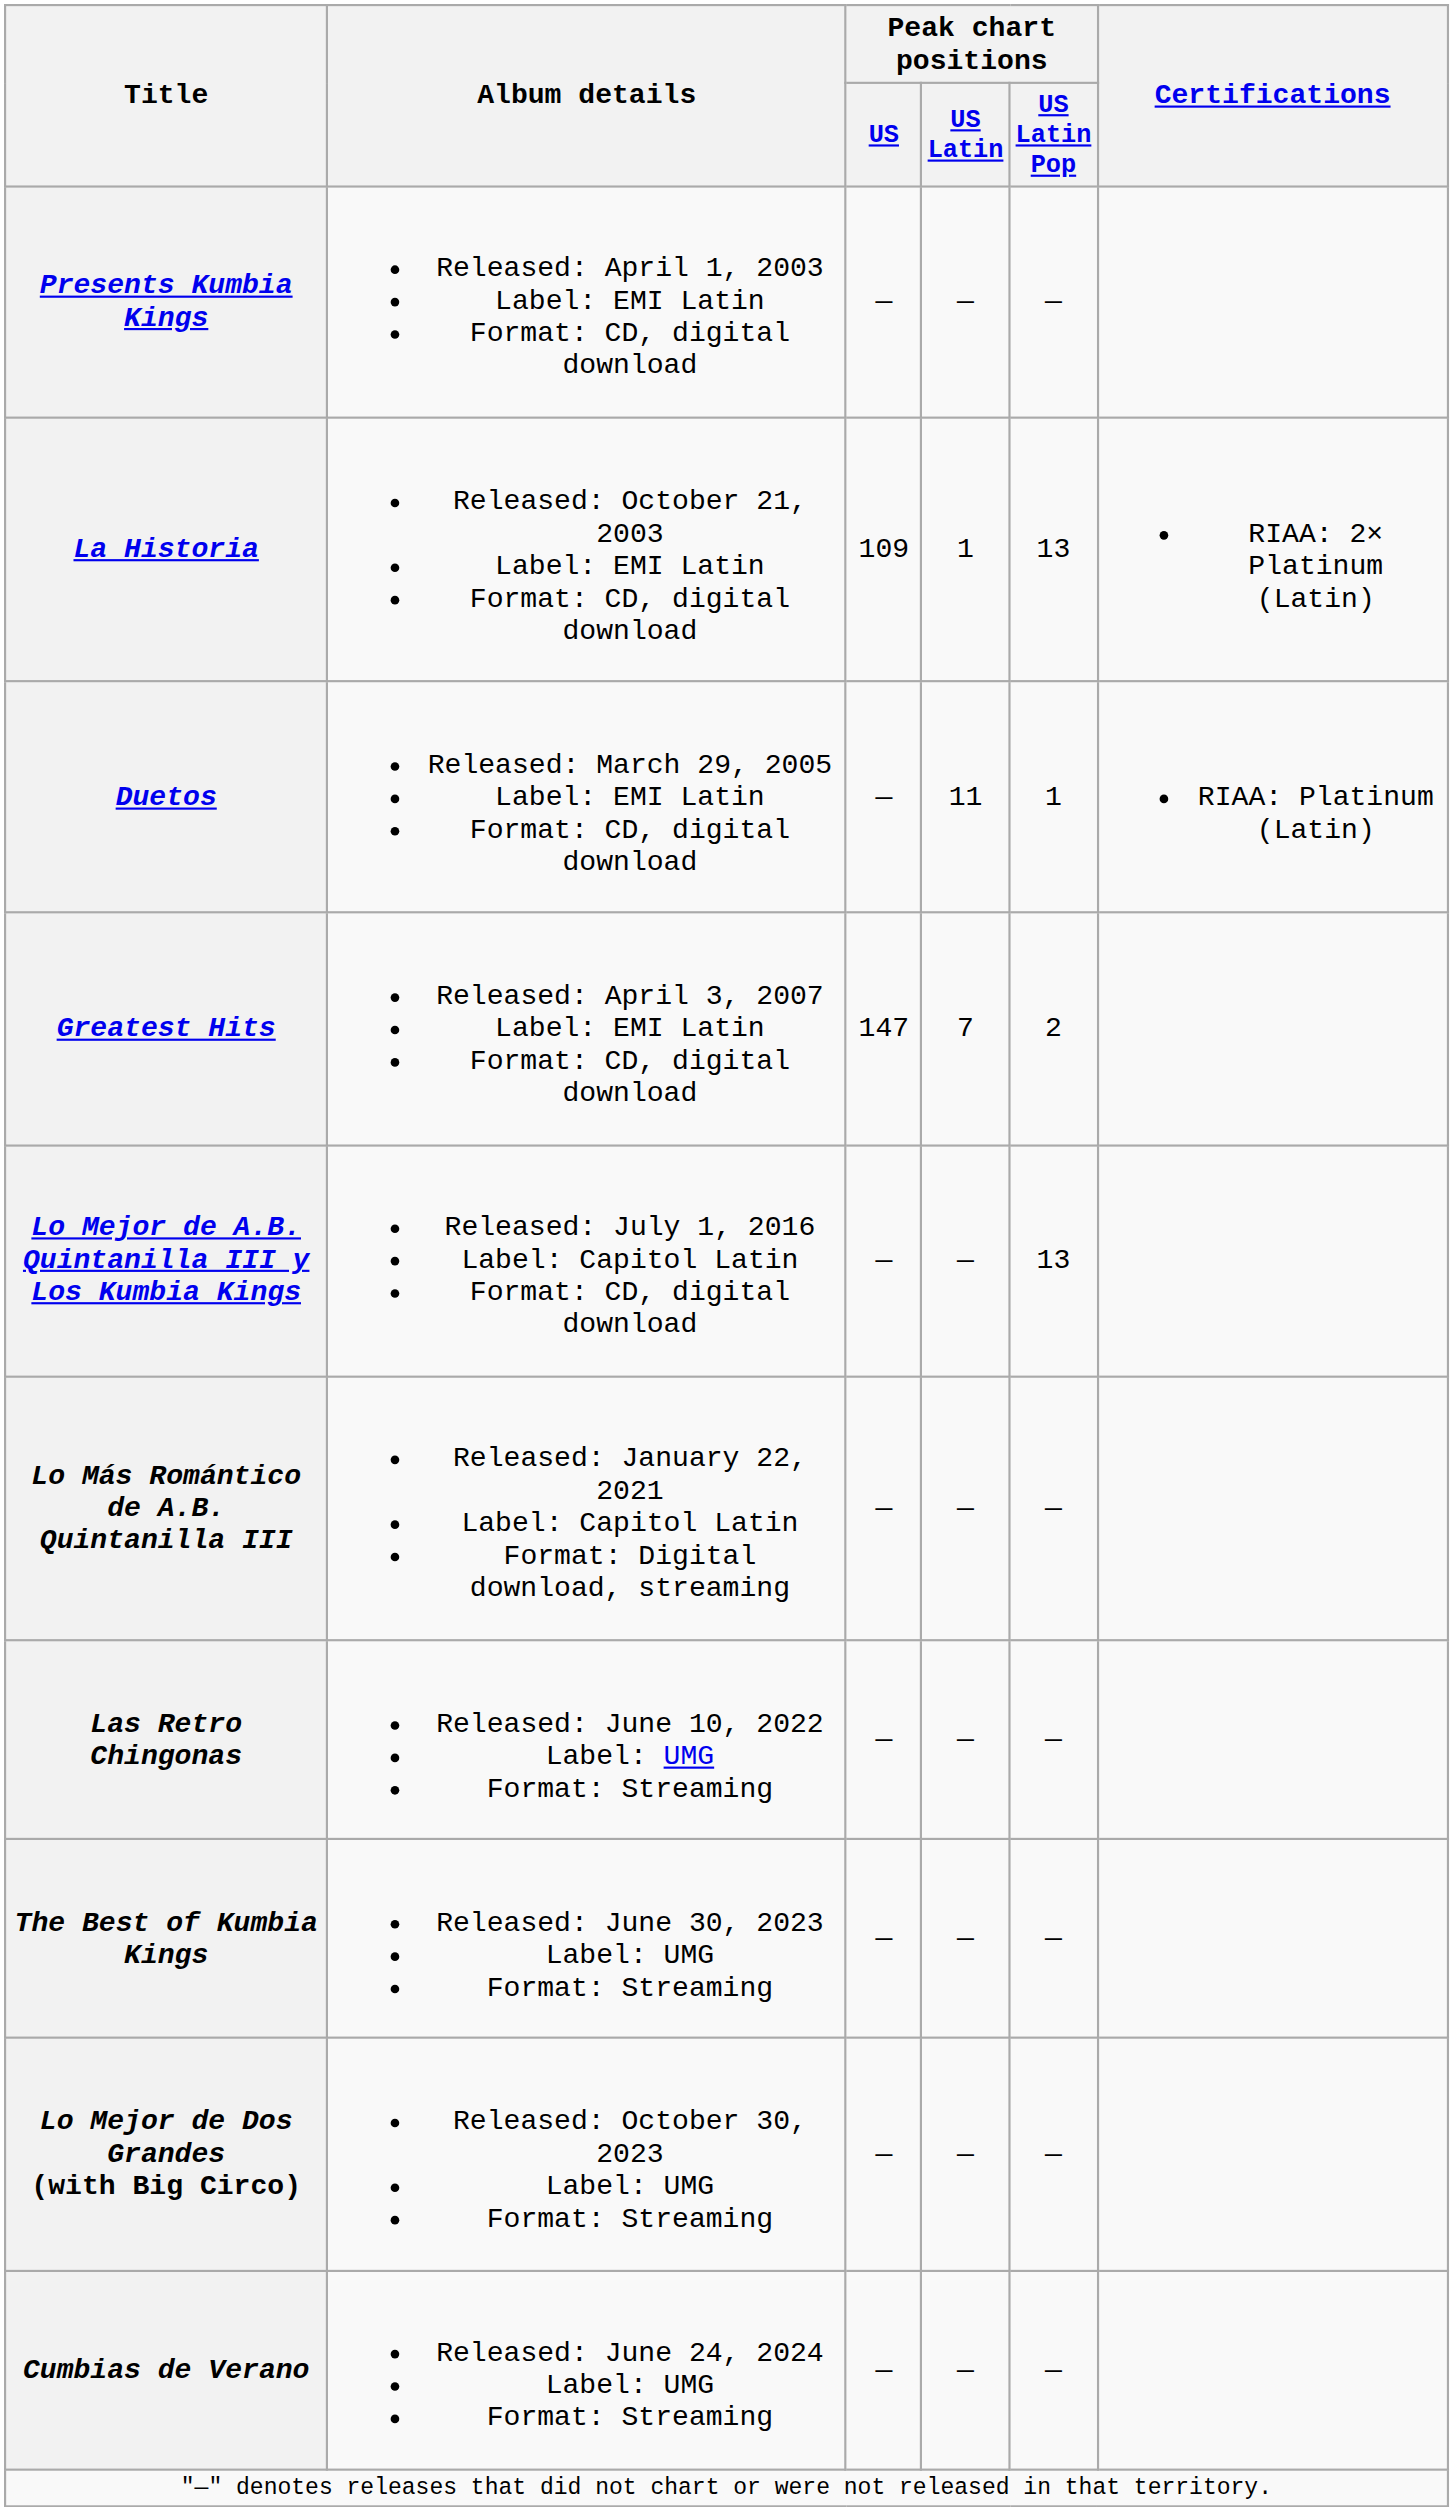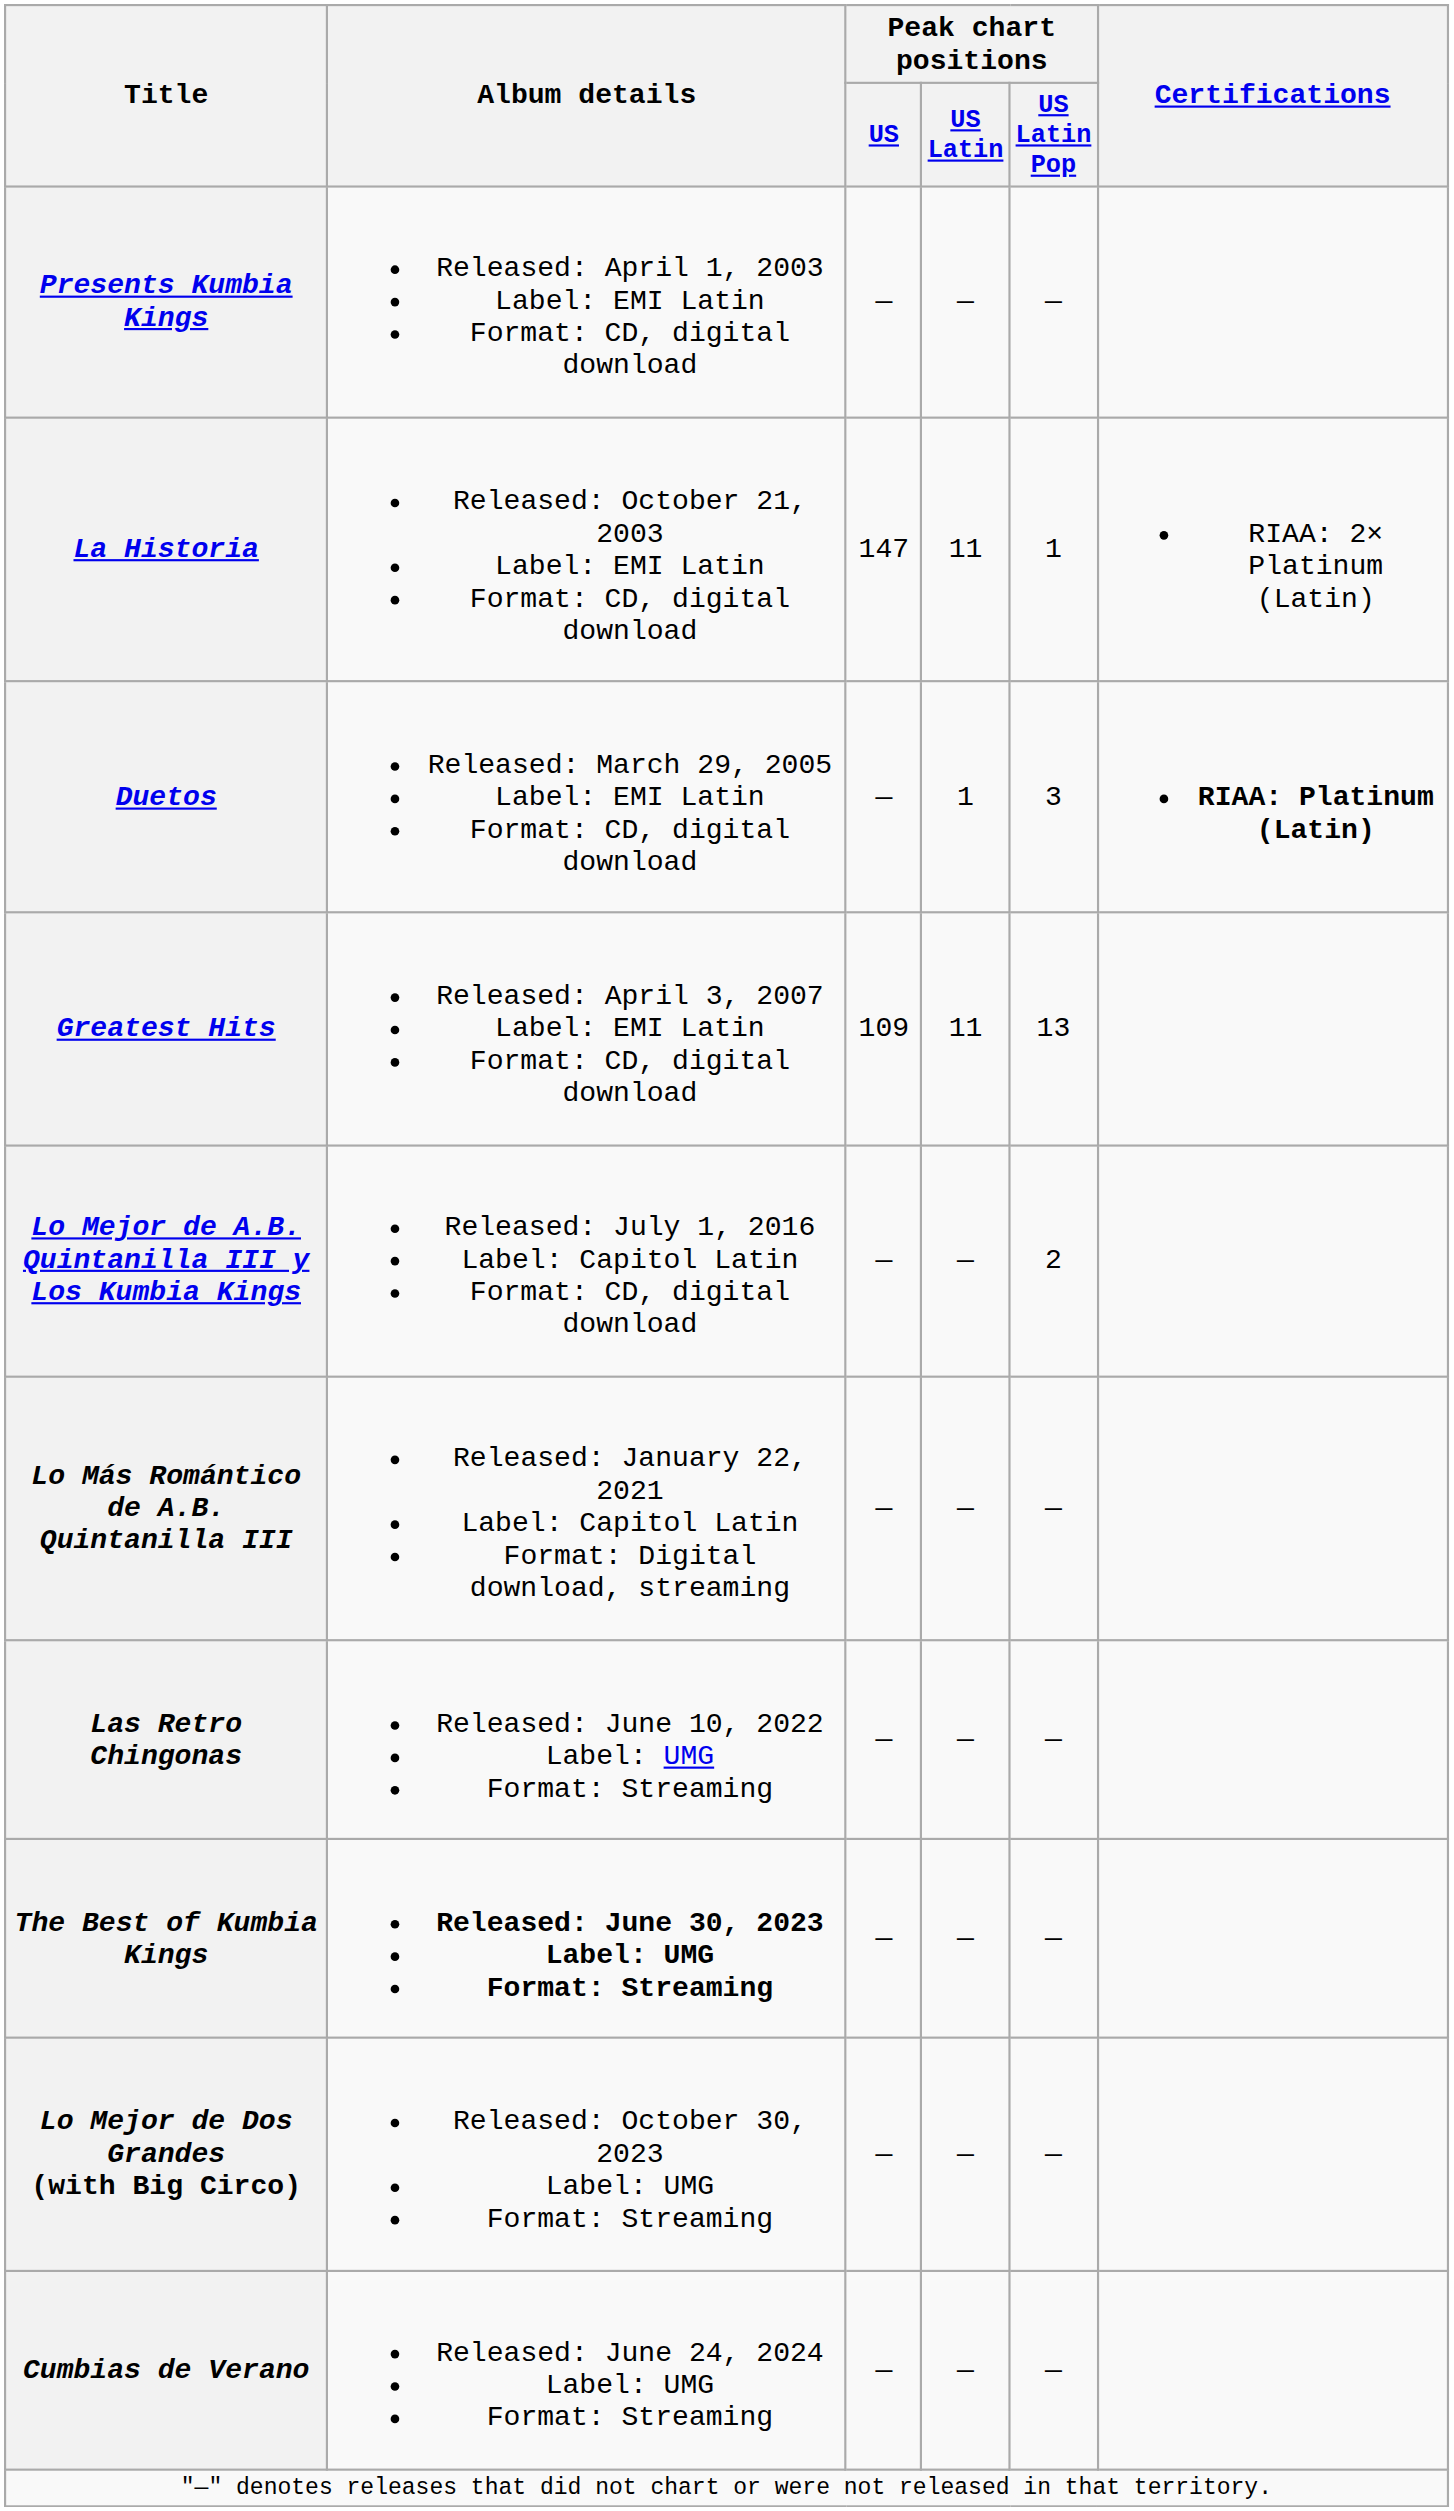(884, 550) 109 -> (884, 550) 147
(966, 550) 1 -> (965, 550) 11
(1053, 550) 13 -> (1053, 550) 1
(965, 797) 11 -> (966, 797) 1
(1053, 797) 1 -> (1053, 797) 3
(1273, 814) normal -> (1273, 814) bold
(884, 1029) 147 -> (884, 1029) 109
(966, 1029) 7 -> (965, 1029) 11
(1053, 1029) 2 -> (1053, 1029) 13
(1053, 1260) 13 -> (1053, 1260) 2
(587, 1955) normal -> (587, 1955) bold
